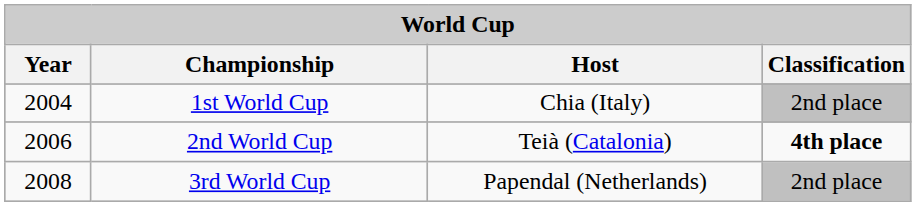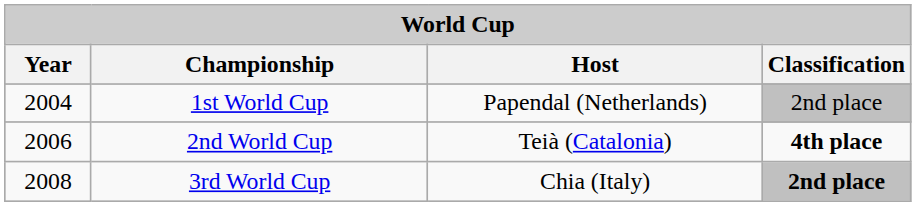(595, 102) Chia (Italy) -> (595, 102) Papendal (Netherlands)
(595, 181) Papendal (Netherlands) -> (595, 181) Chia (Italy)
(836, 181) normal -> (836, 181) bold
